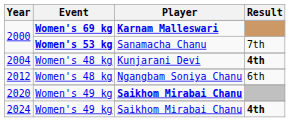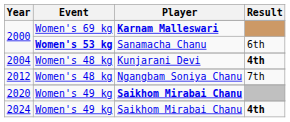(74, 29) bold -> (74, 29) normal
(256, 45) 7th -> (256, 45) 6th
(256, 77) 6th -> (256, 77) 7th
